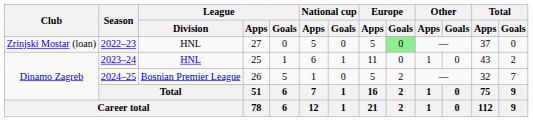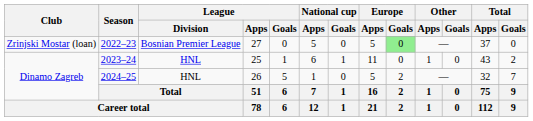(191, 44) HNL -> (191, 44) Bosnian Premier League
(191, 76) Bosnian Premier League -> (191, 76) HNL
